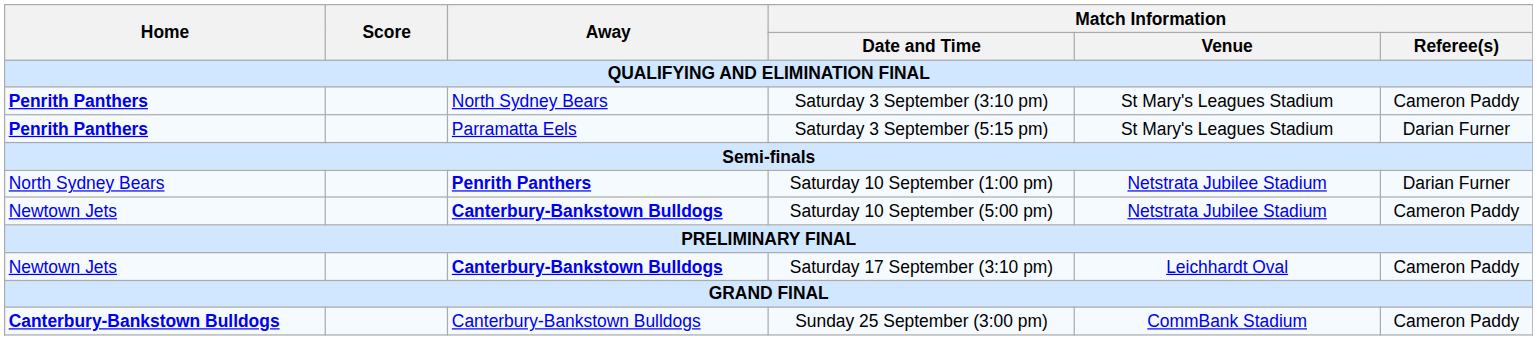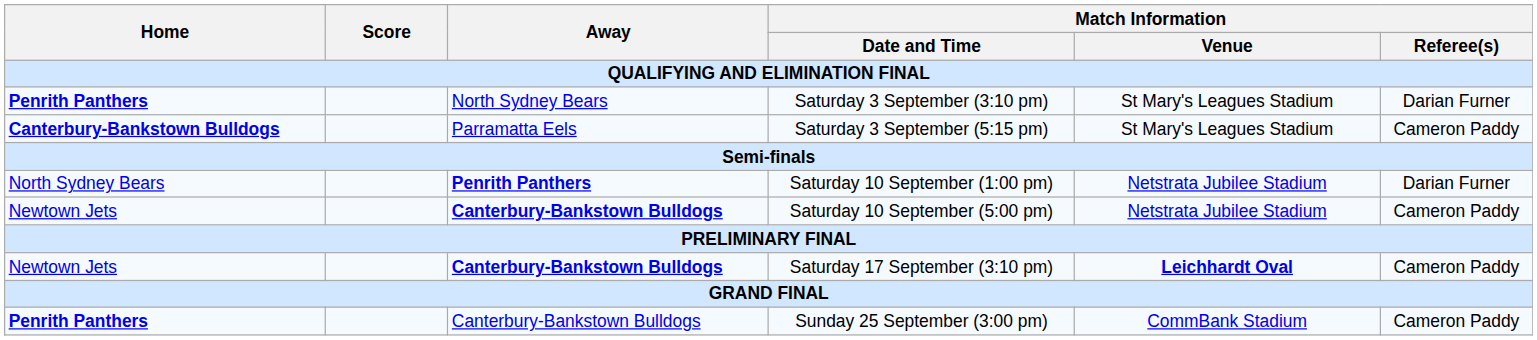(1456, 101) Cameron Paddy -> (1456, 101) Darian Furner
(78, 129) Penrith Panthers -> (144, 129) Canterbury-Bankstown Bulldogs
(1456, 129) Darian Furner -> (1456, 129) Cameron Paddy
(1227, 267) normal -> (1227, 267) bold
(144, 322) Canterbury-Bankstown Bulldogs -> (78, 322) Penrith Panthers
